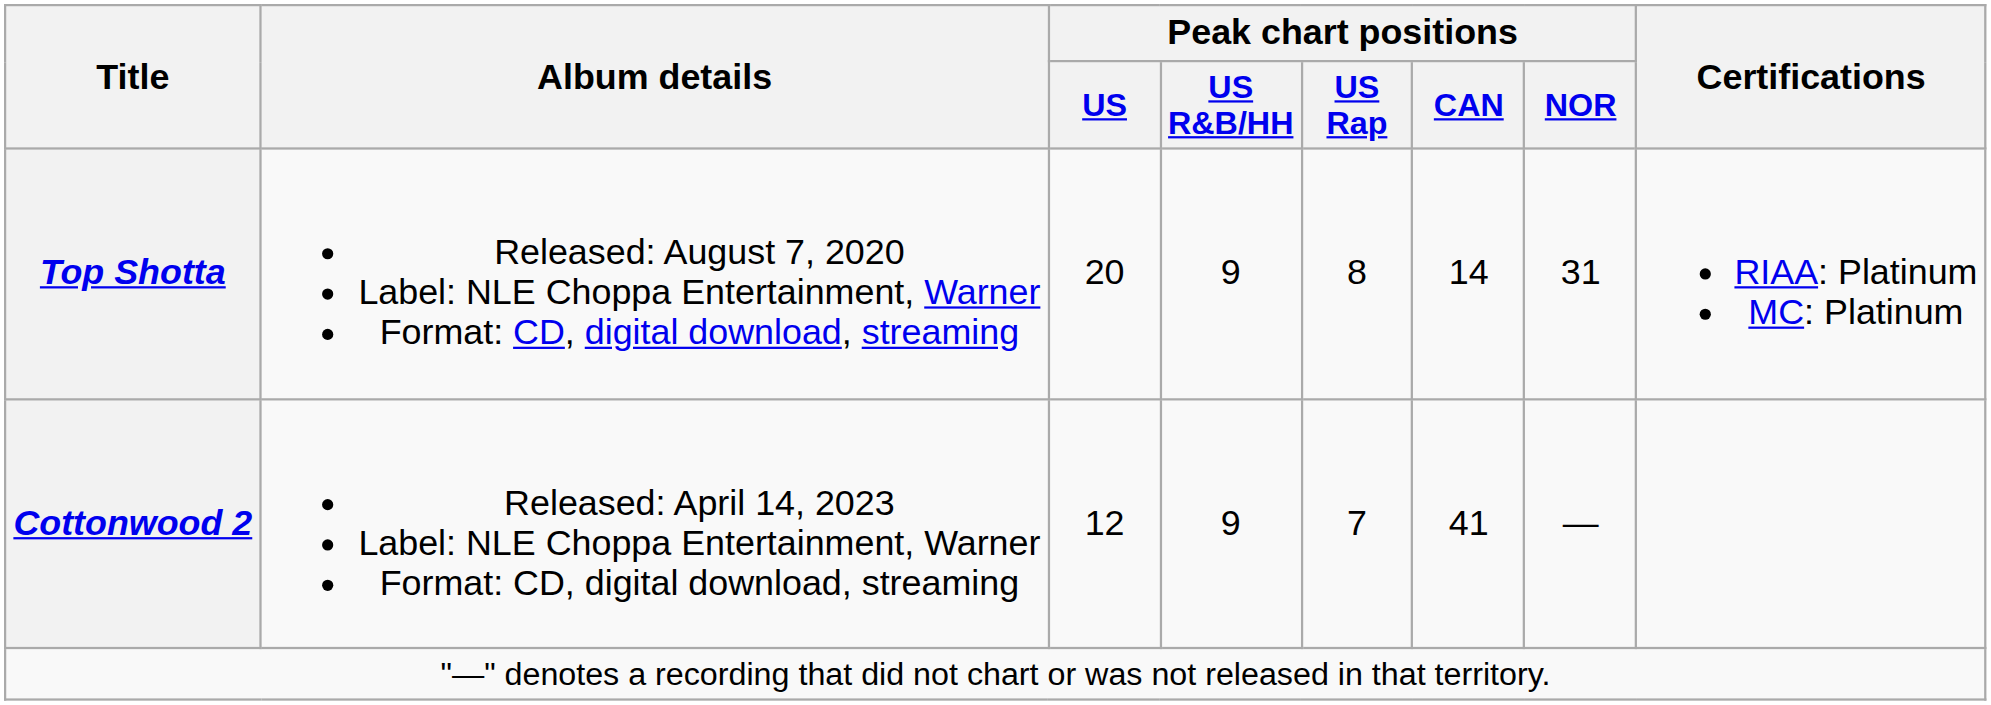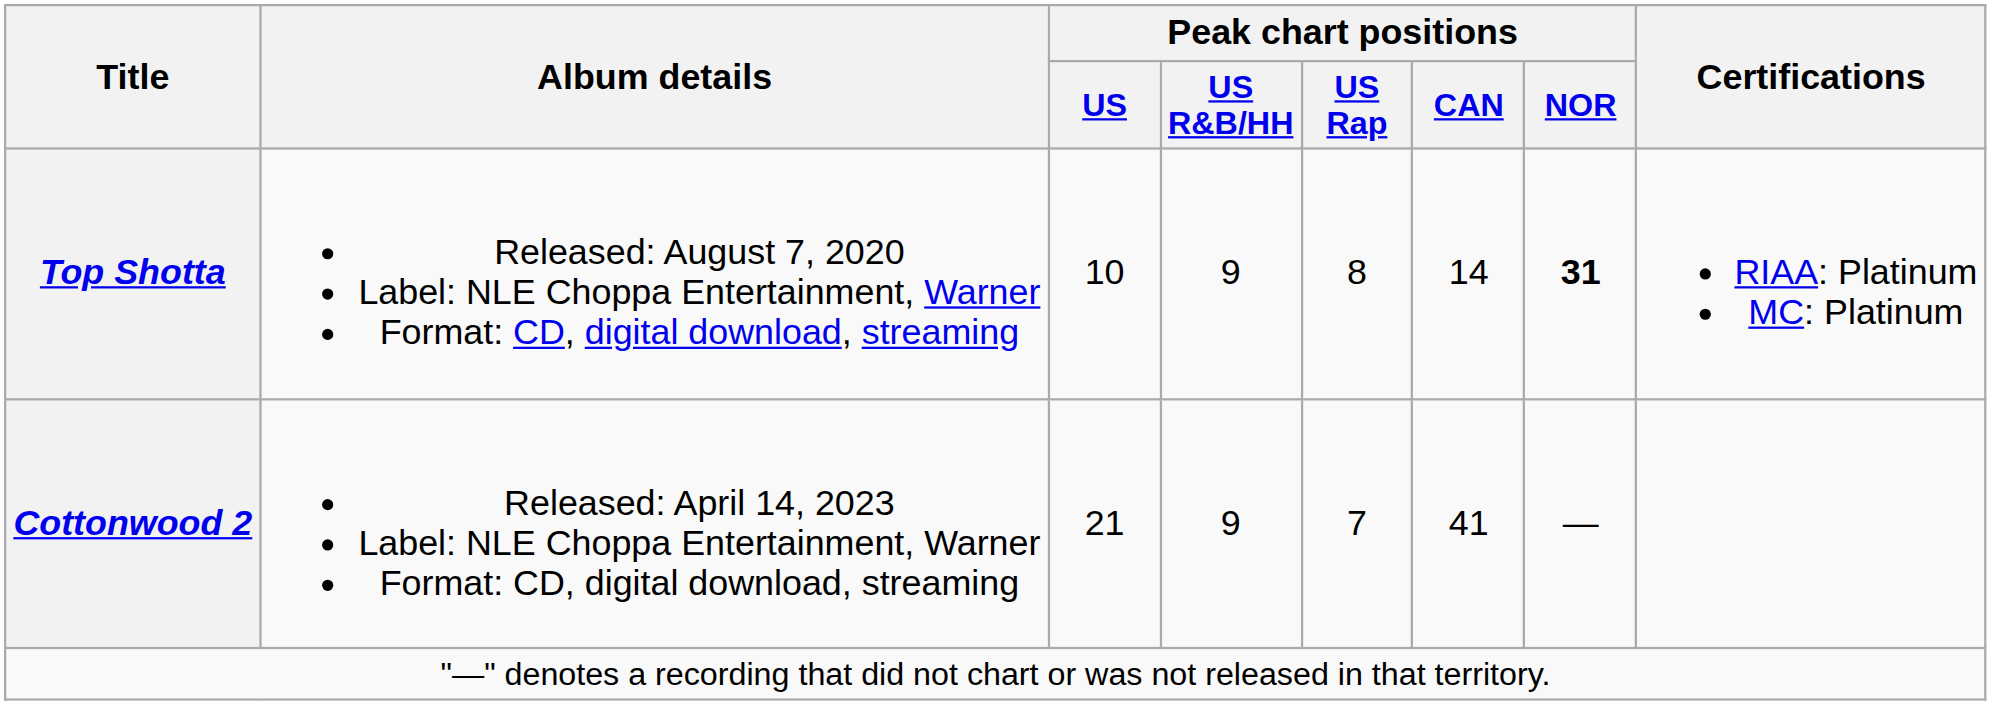(1105, 272) 20 -> (1105, 272) 10
(1581, 272) normal -> (1581, 272) bold
(1105, 522) 12 -> (1105, 522) 21
